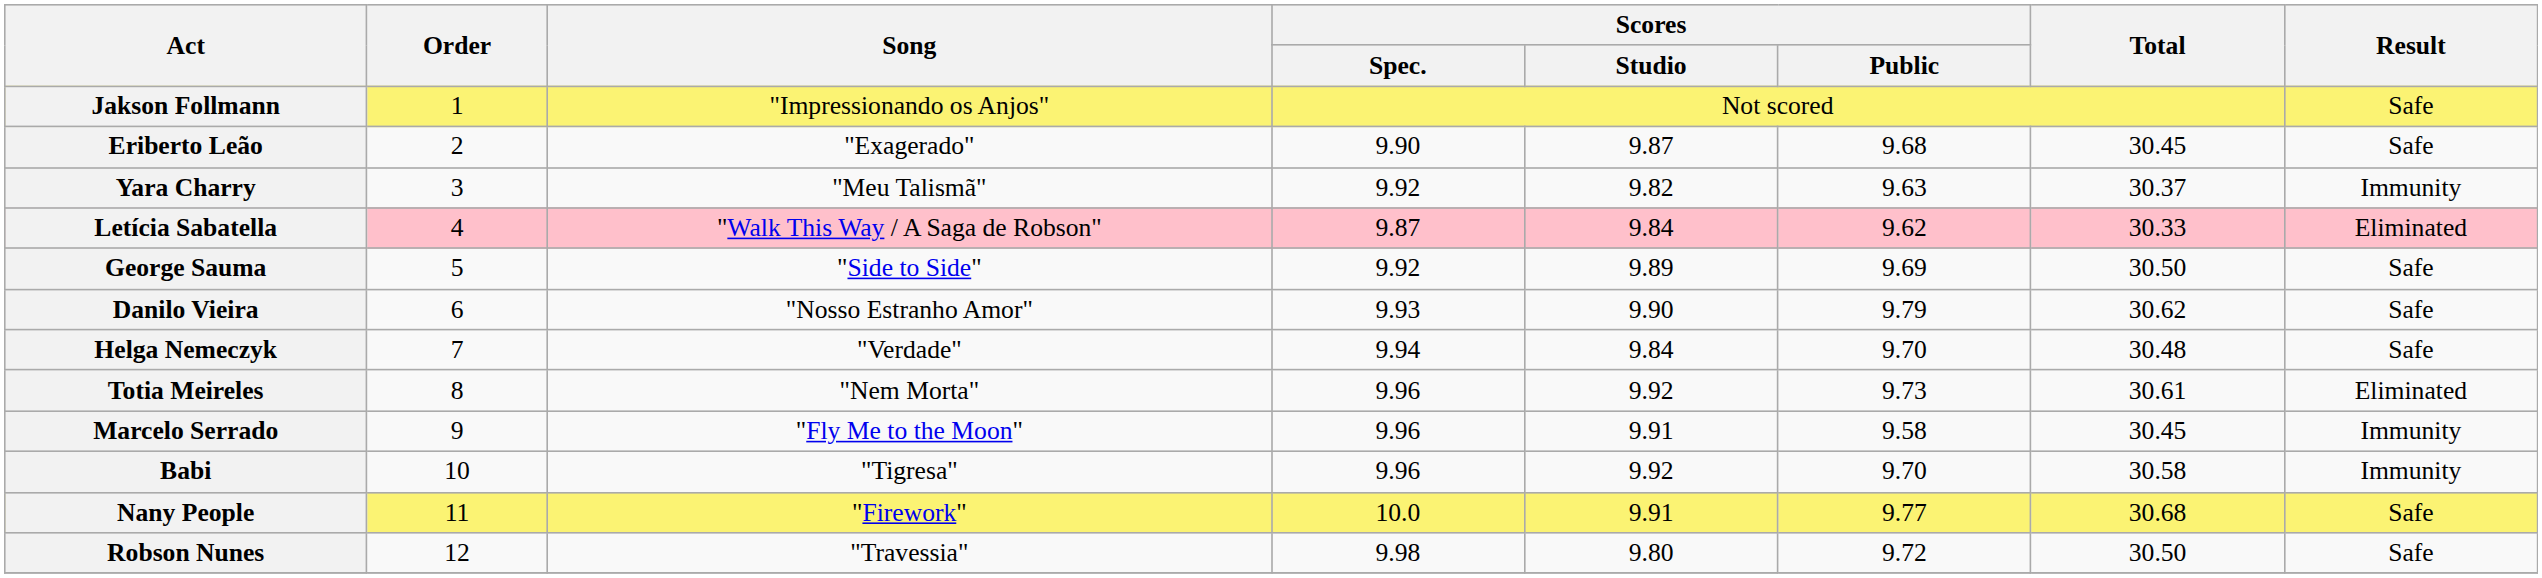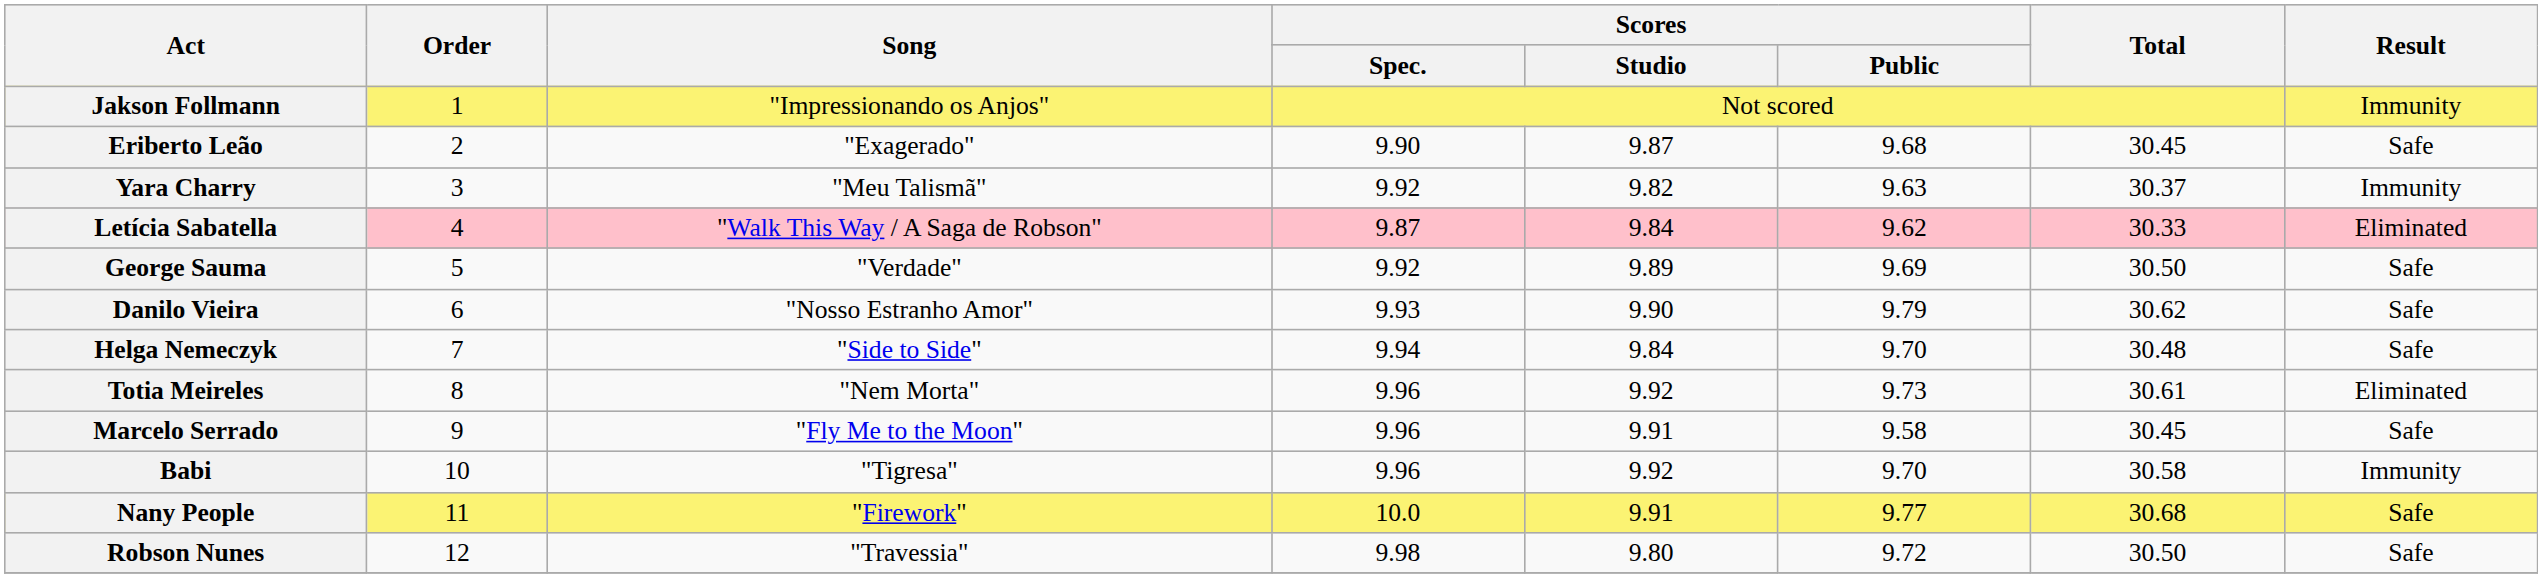(2411, 106) Safe -> (2411, 106) Immunity
(909, 268) "Side to Side" -> (909, 268) "Verdade"
(909, 349) "Verdade" -> (909, 349) "Side to Side"
(2411, 430) Immunity -> (2411, 430) Safe
